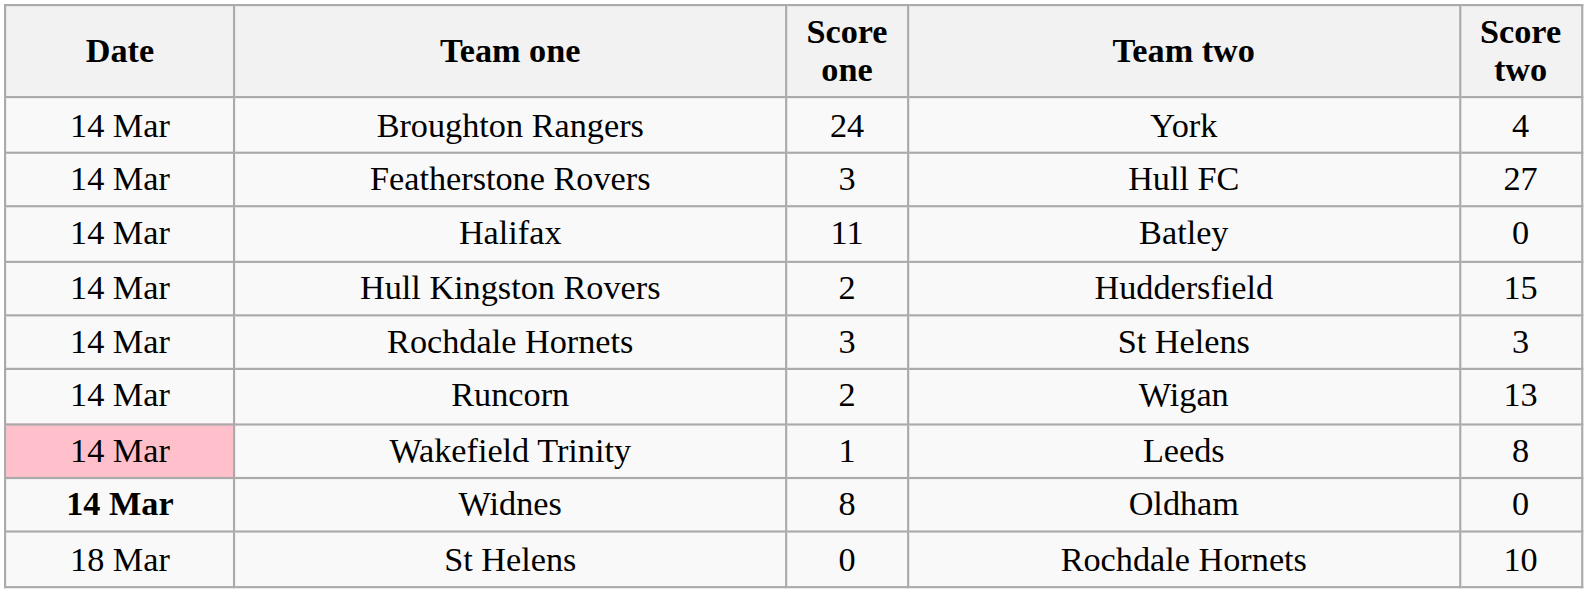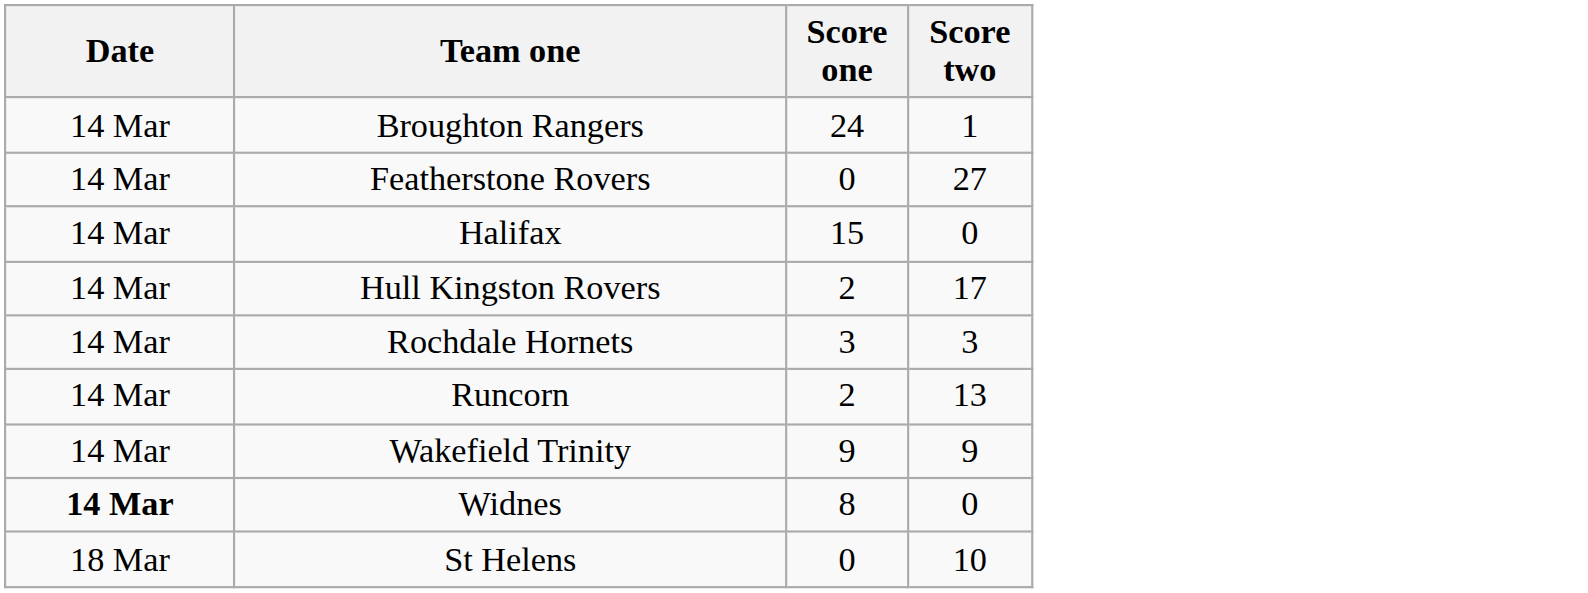- column: (1184, 50)
(1521, 124) 4 -> (970, 124) 1
(847, 178) 3 -> (847, 178) 0
(847, 233) 11 -> (847, 233) 15
(1521, 287) 15 -> (970, 287) 17
(120, 450) pink background -> (120, 450) no background
(847, 450) 1 -> (847, 450) 9
(1521, 450) 8 -> (970, 450) 9
